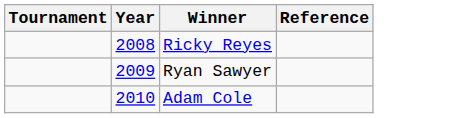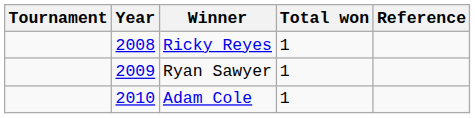+ column: (324, 18)
